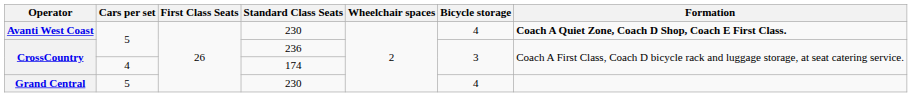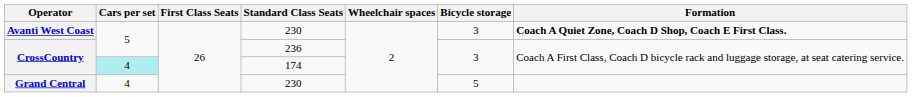(476, 30) 4 -> (476, 30) 3
(127, 65) no background -> (127, 65) paleturquoise background
(127, 83) 5 -> (127, 83) 4
(476, 83) 4 -> (476, 83) 5
